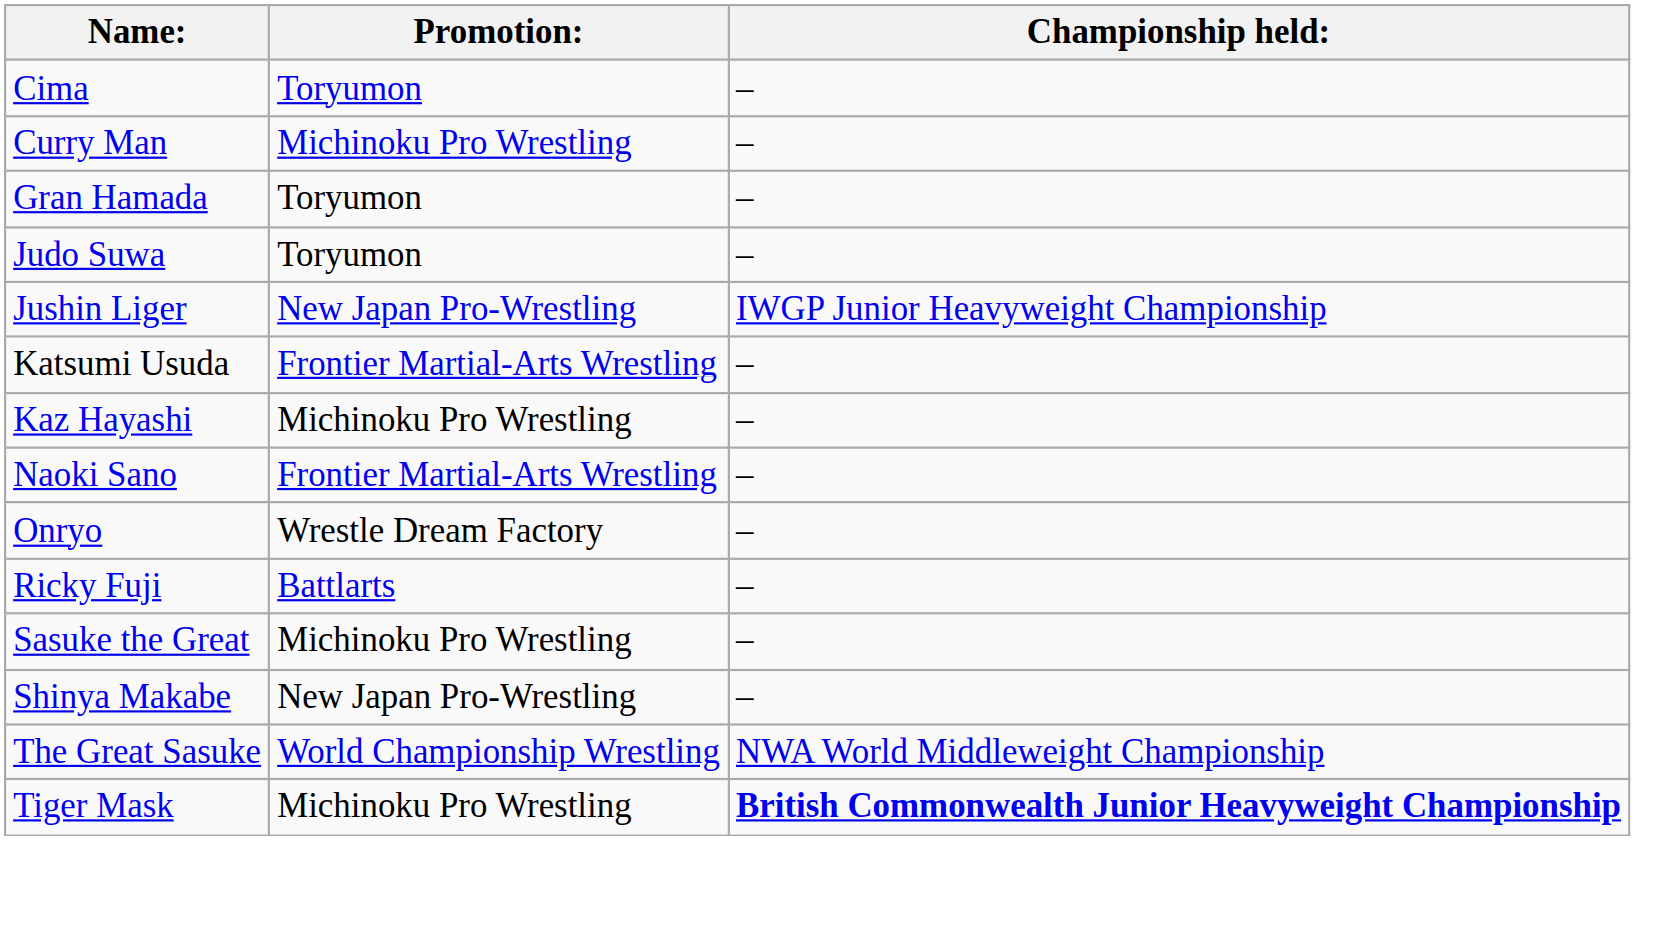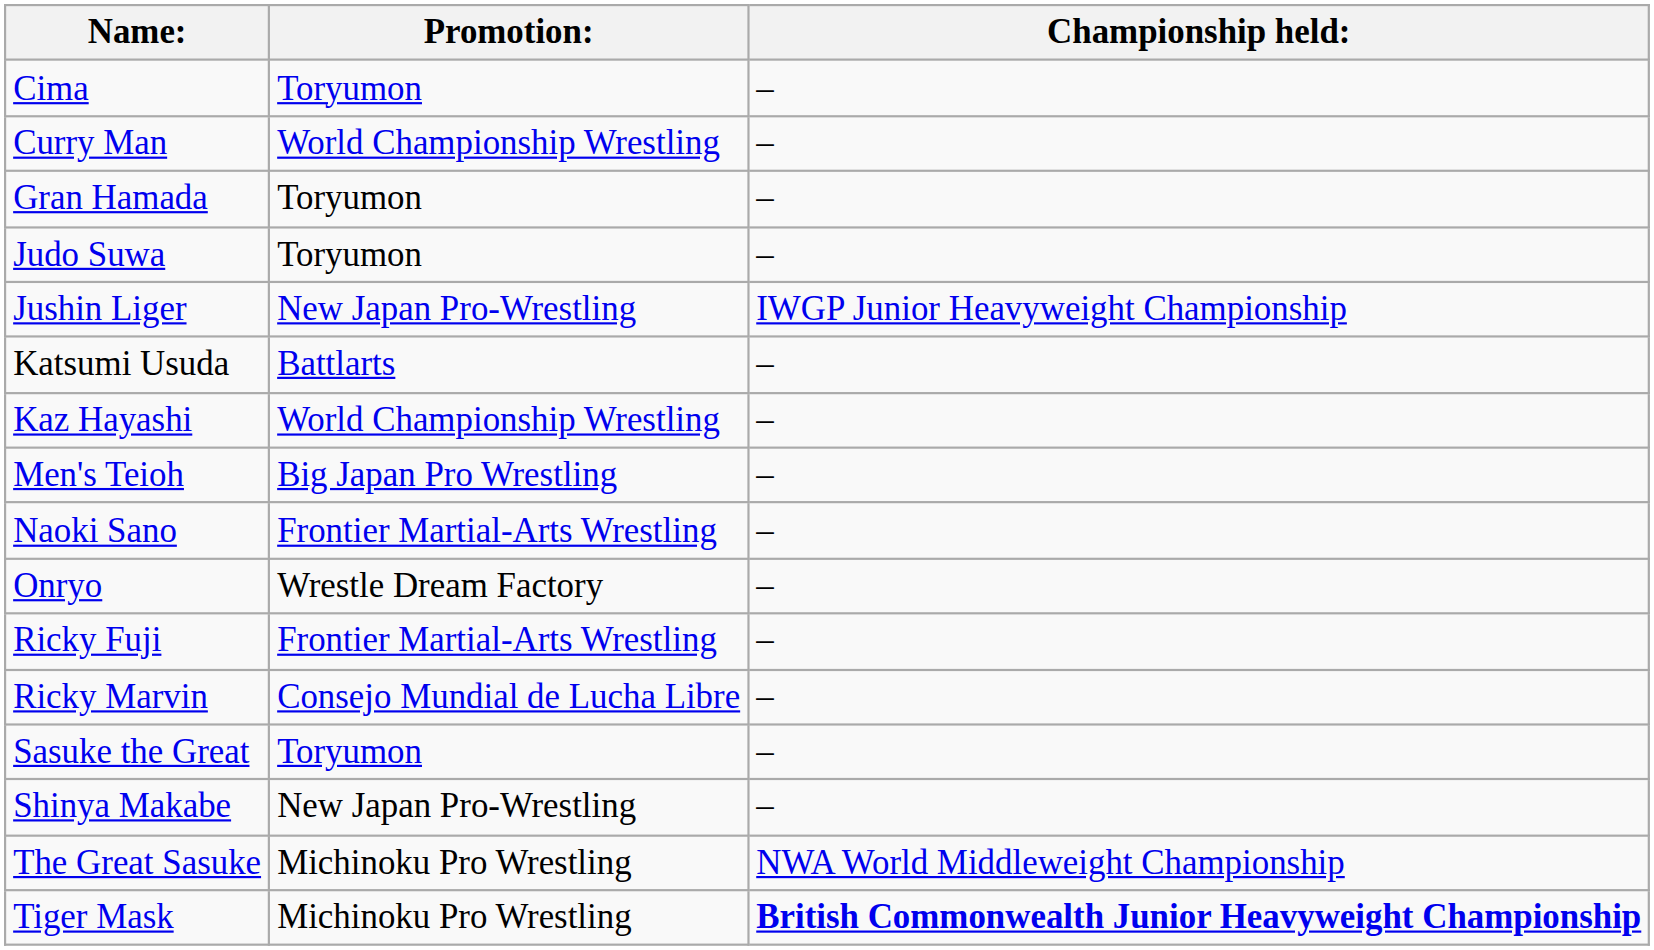(454, 142) Michinoku Pro Wrestling -> (499, 142) World Championship Wrestling
(497, 364) Frontier Martial-Arts Wrestling -> (336, 364) Battlarts
(454, 419) Michinoku Pro Wrestling -> (499, 419) World Championship Wrestling
+ row: (99, 474)
(336, 585) Battlarts -> (497, 640) Frontier Martial-Arts Wrestling
+ row: (110, 695)
(454, 640) Michinoku Pro Wrestling -> (350, 751) Toryumon
(499, 751) World Championship Wrestling -> (454, 861) Michinoku Pro Wrestling
